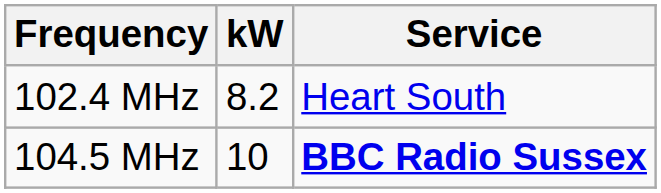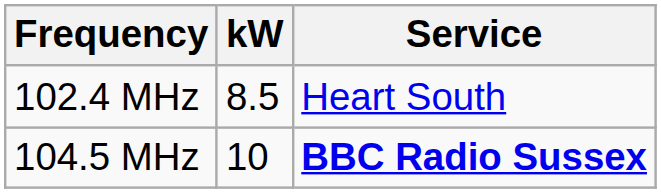(253, 95) 8.2 -> (253, 95) 8.5
